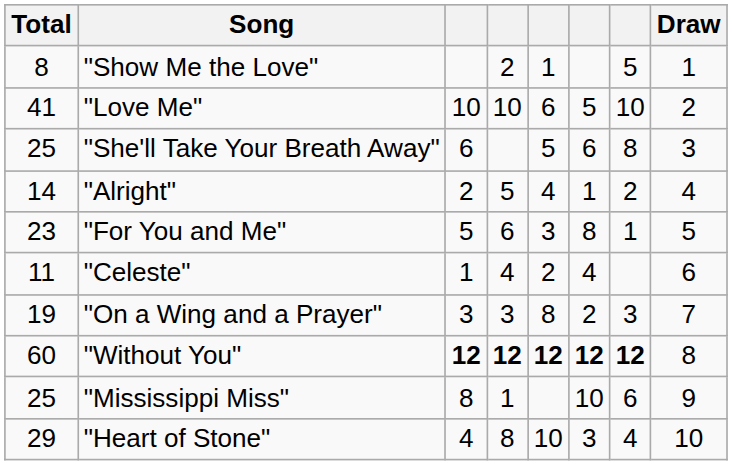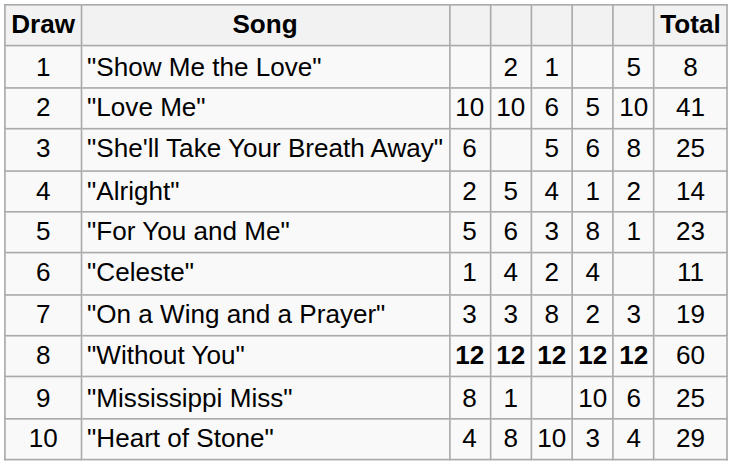columns swapped: (689, 25) <-> (41, 25)
